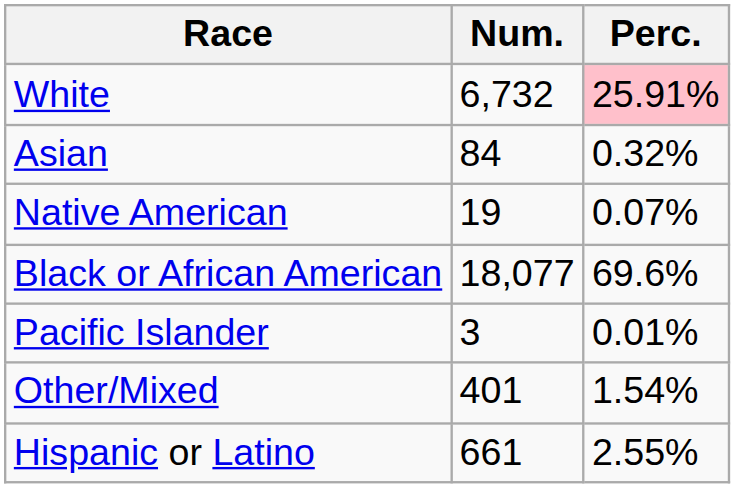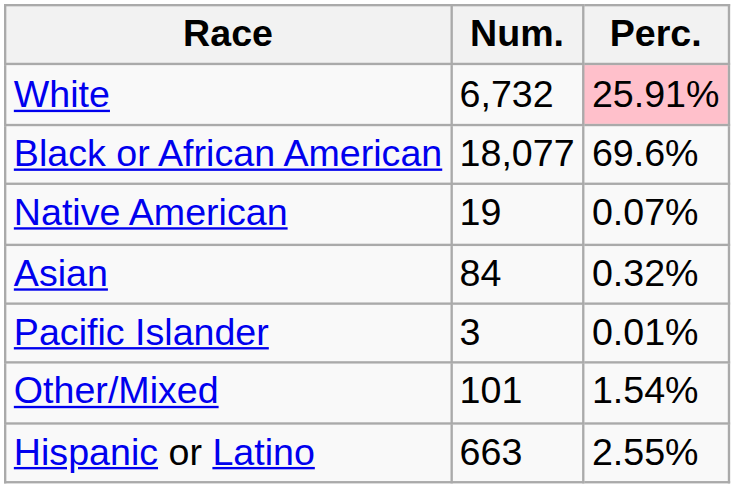rows swapped: (228, 272) <-> (61, 153)
(491, 392) 401 -> (491, 392) 101
(491, 451) 661 -> (491, 451) 663
